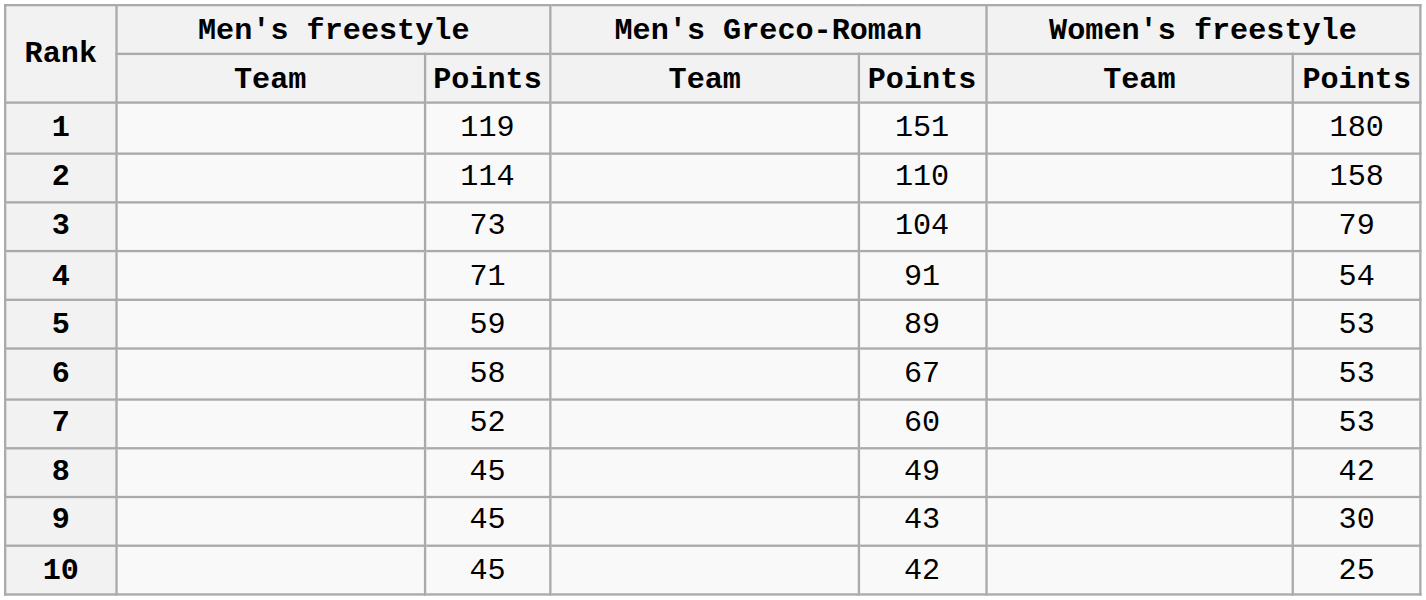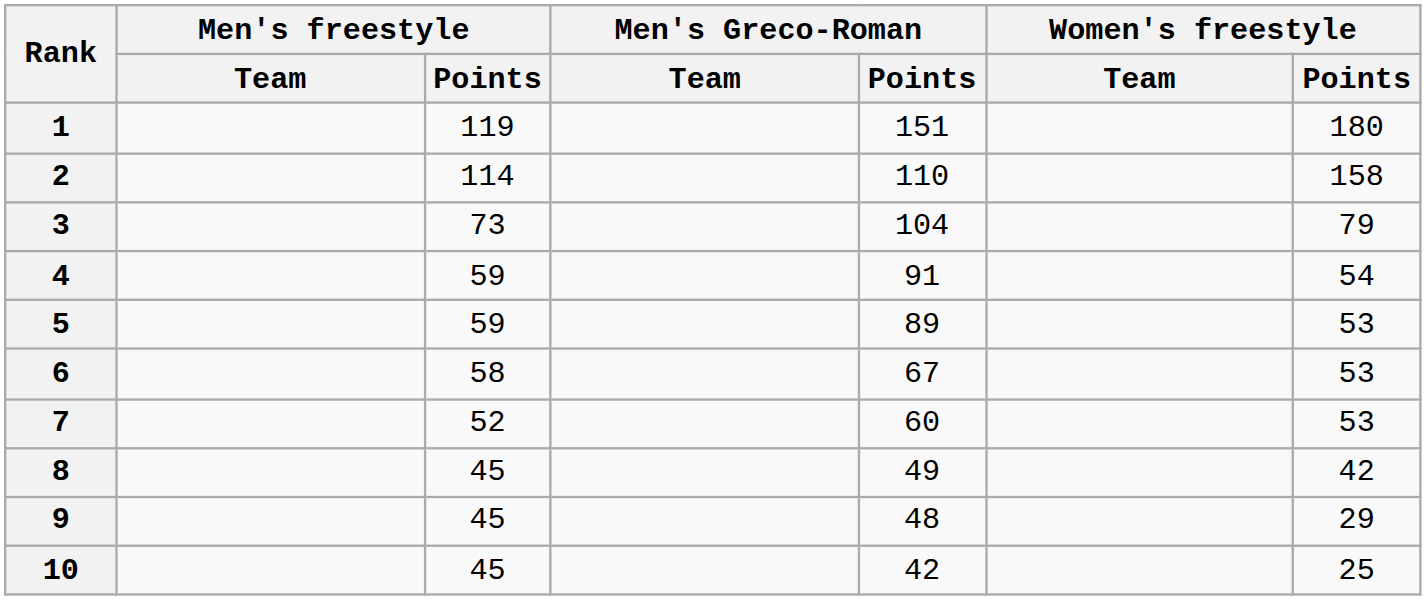(487, 276) 71 -> (487, 276) 59
(922, 521) 43 -> (922, 521) 48
(1357, 521) 30 -> (1357, 521) 29
